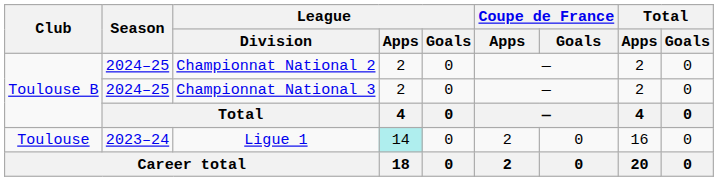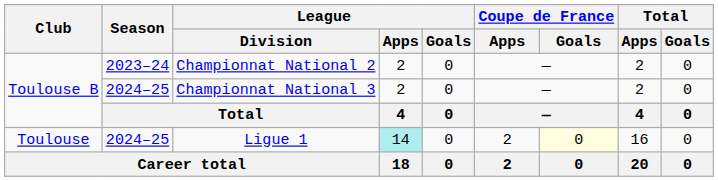(138, 66) 2024–25 -> (138, 66) 2023–24
(138, 140) 2023–24 -> (138, 140) 2024–25
(579, 140) no background -> (579, 140) lightyellow background
